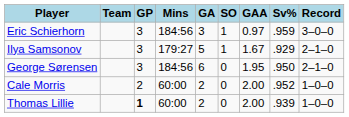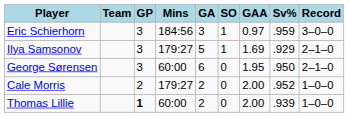(253, 49) 1.67 -> (253, 49) 1.69
(176, 67) 184:56 -> (172, 67) 60:00
(172, 85) 60:00 -> (176, 85) 179:27
